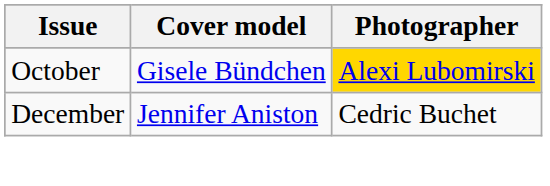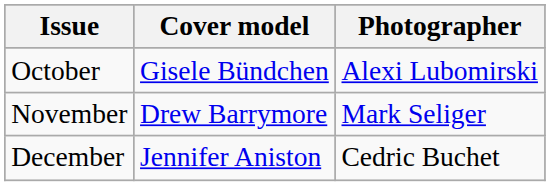(437, 69) gold background -> (440, 69) no background
+ row: (69, 113)
